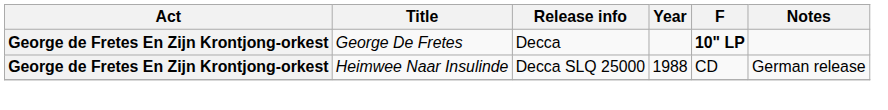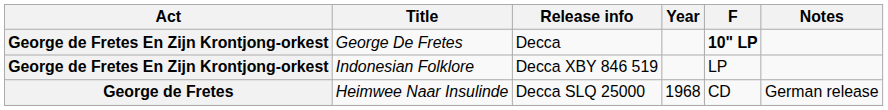+ row: (405, 67)
(168, 67) George de Fretes En Zijn Krontjong-orkest -> (168, 92) George de Fretes
(670, 67) 1988 -> (683, 92) 1968
